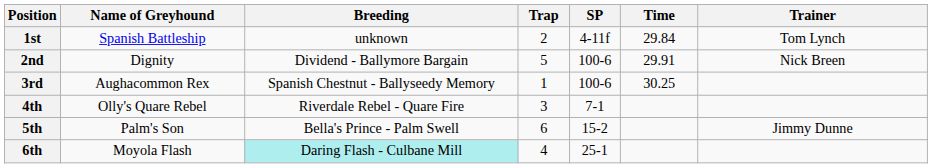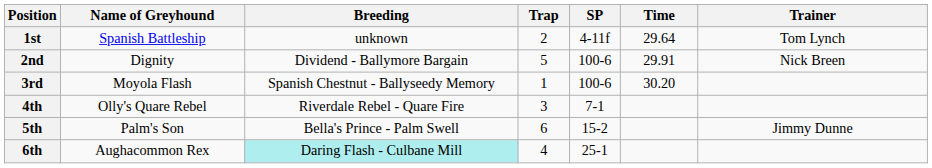(659, 38) 29.84 -> (659, 38) 29.64
(152, 83) Aughacommon Rex -> (152, 83) Moyola Flash
(659, 83) 30.25 -> (659, 83) 30.20
(152, 151) Moyola Flash -> (152, 151) Aughacommon Rex
